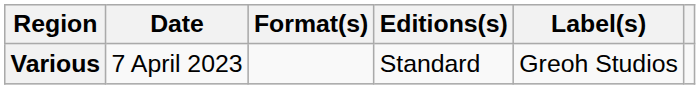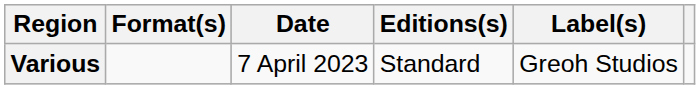columns swapped: (177, 24) <-> (311, 24)
